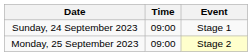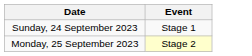- column: (163, 12)
